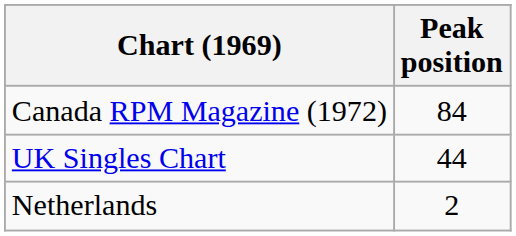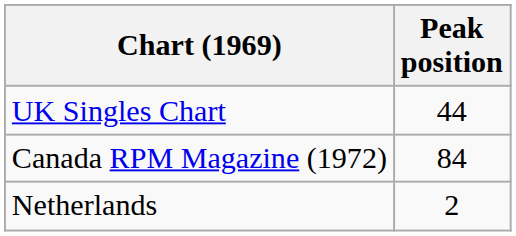rows swapped: (119, 157) <-> (199, 109)
